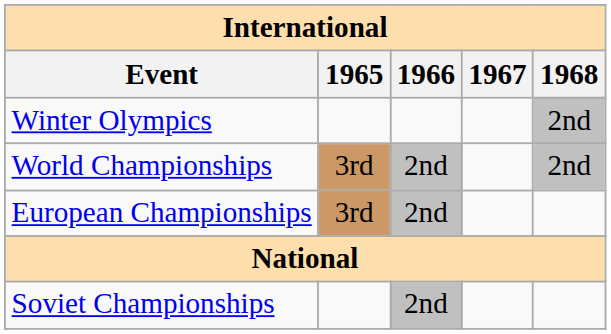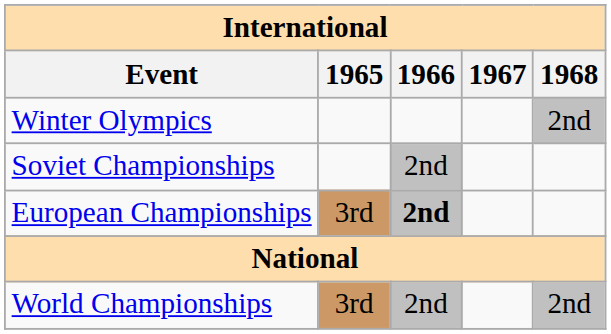rows swapped: (142, 166) <-> (143, 304)
(426, 212) normal -> (426, 212) bold
